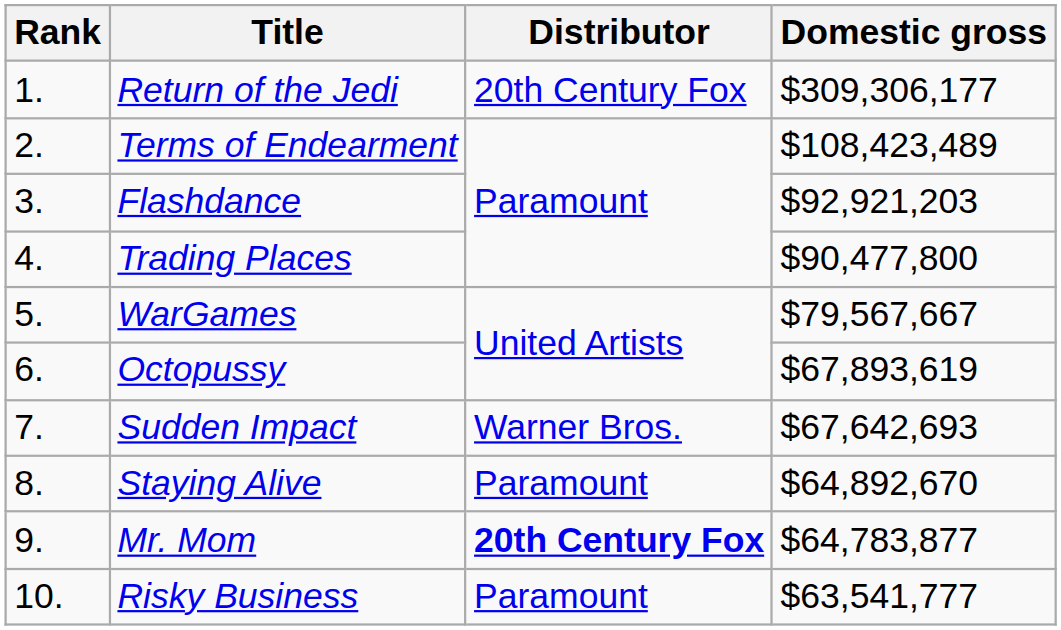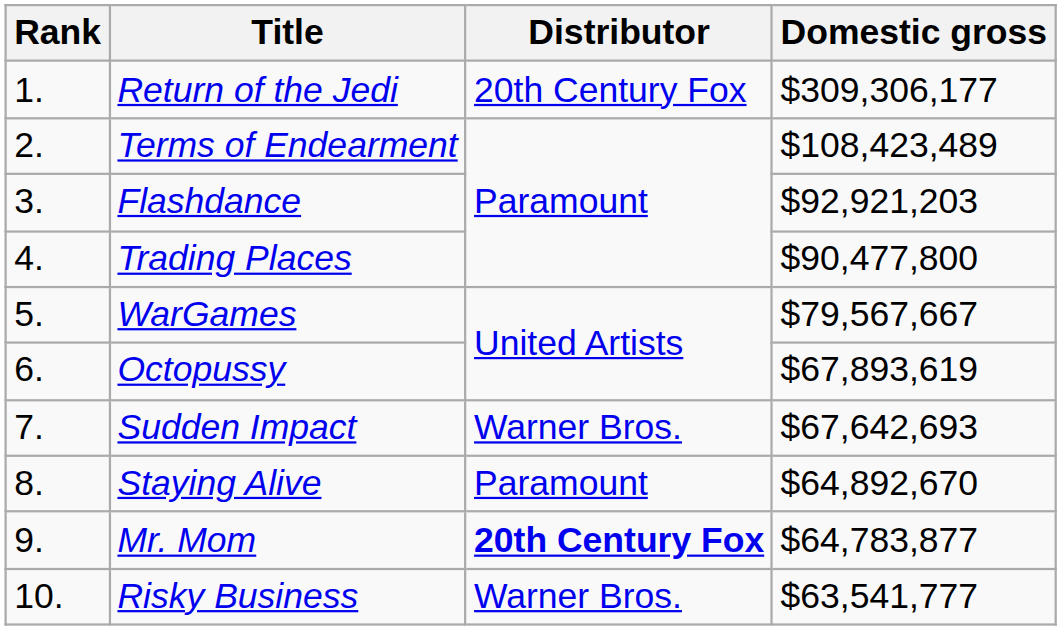(561, 595) Paramount -> (578, 595) Warner Bros.
